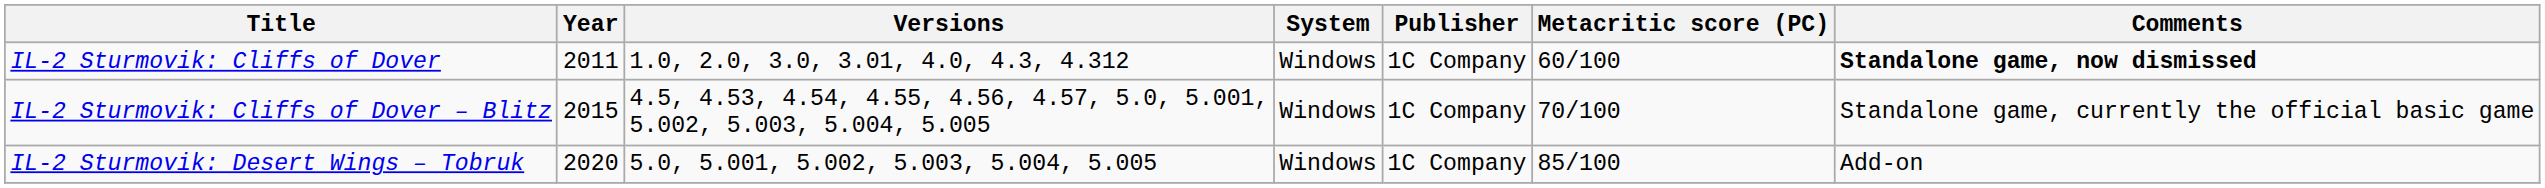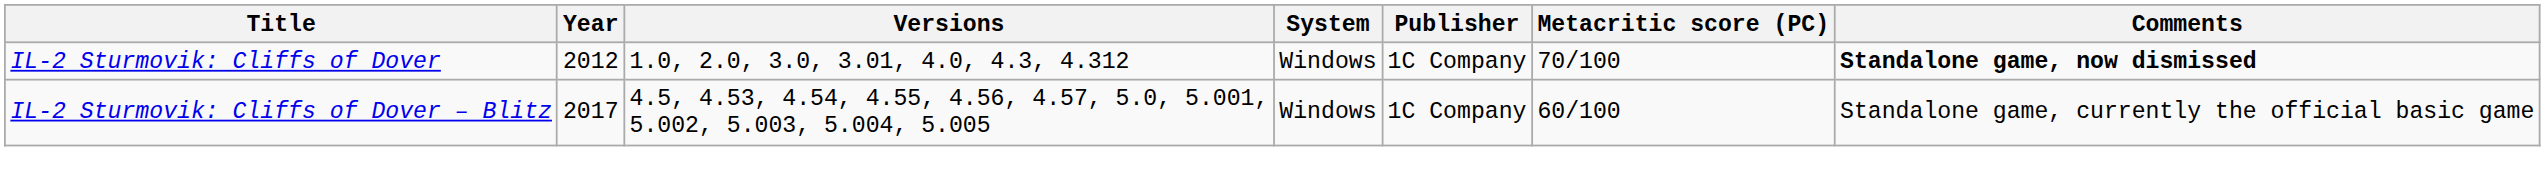(591, 61) 2011 -> (591, 61) 2012
(1579, 61) 60/100 -> (1579, 61) 70/100
(591, 113) 2015 -> (591, 113) 2017
(1579, 113) 70/100 -> (1579, 113) 60/100
- row: (267, 164)
